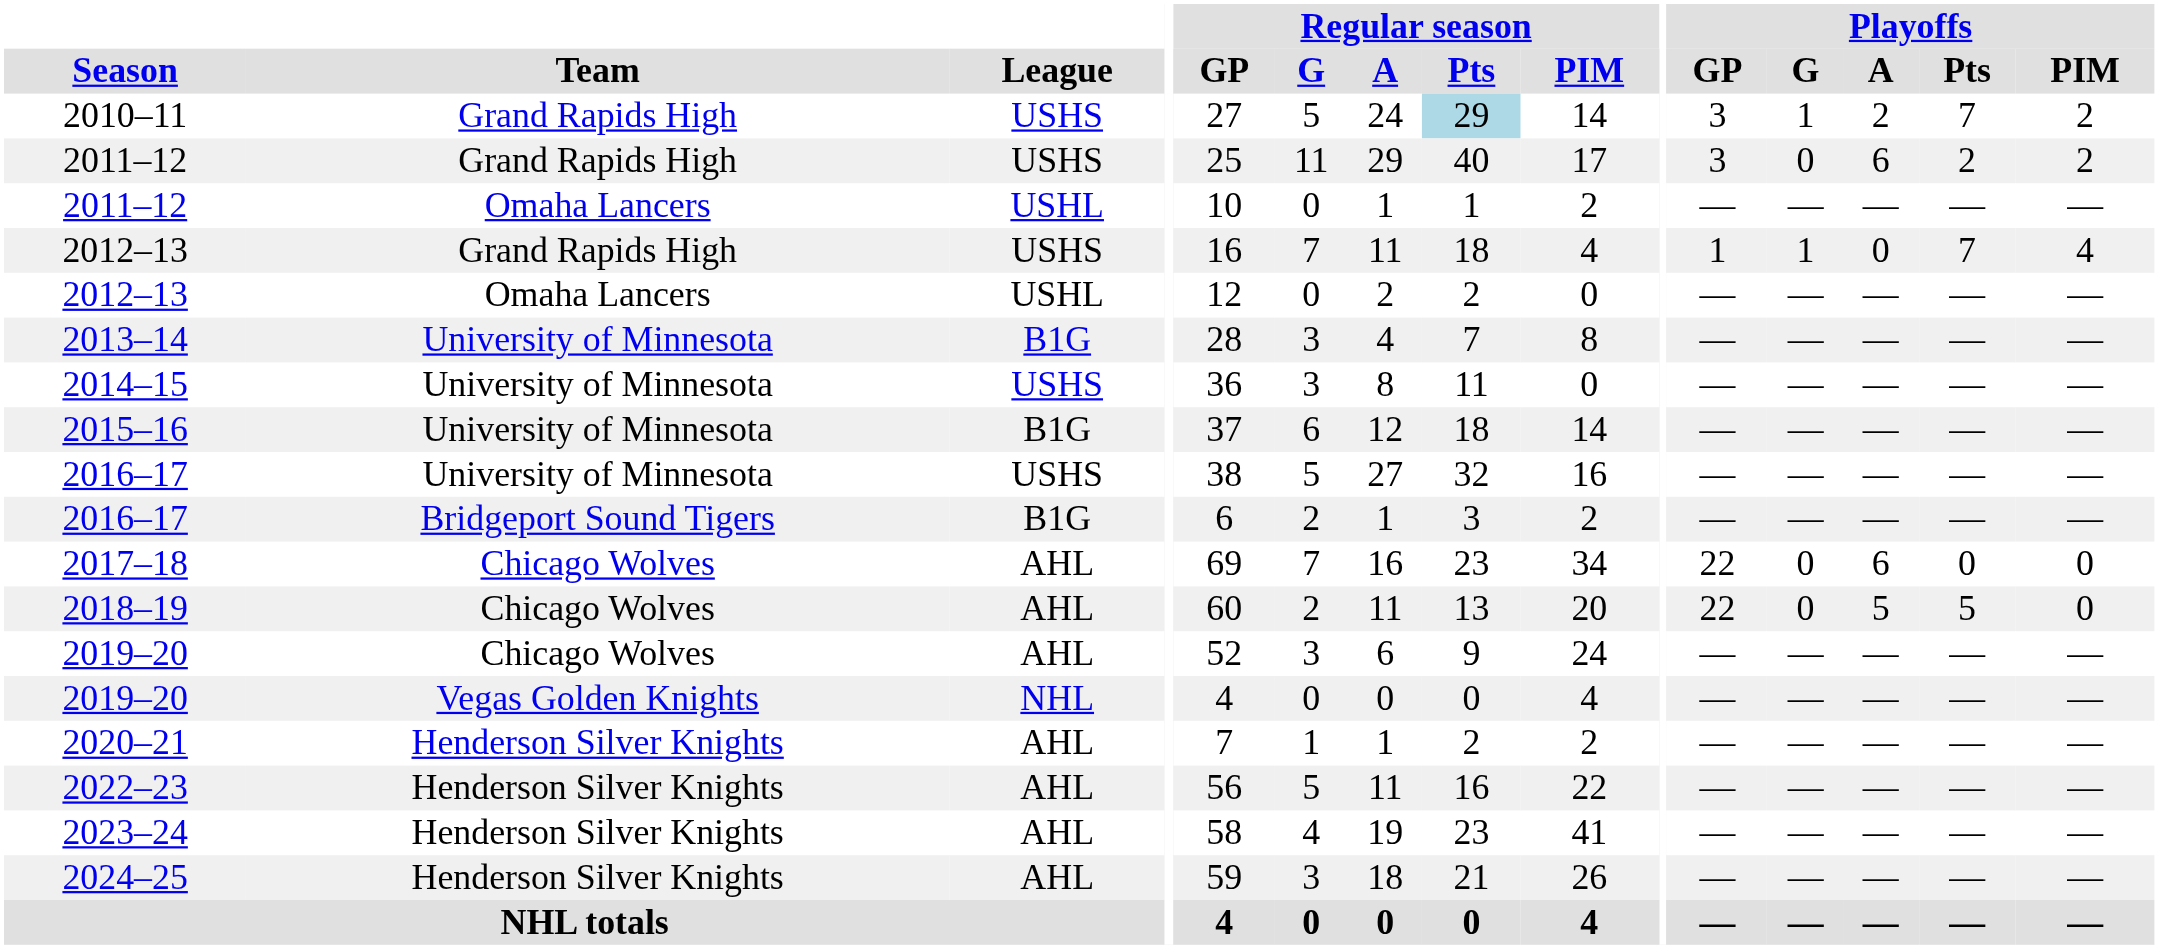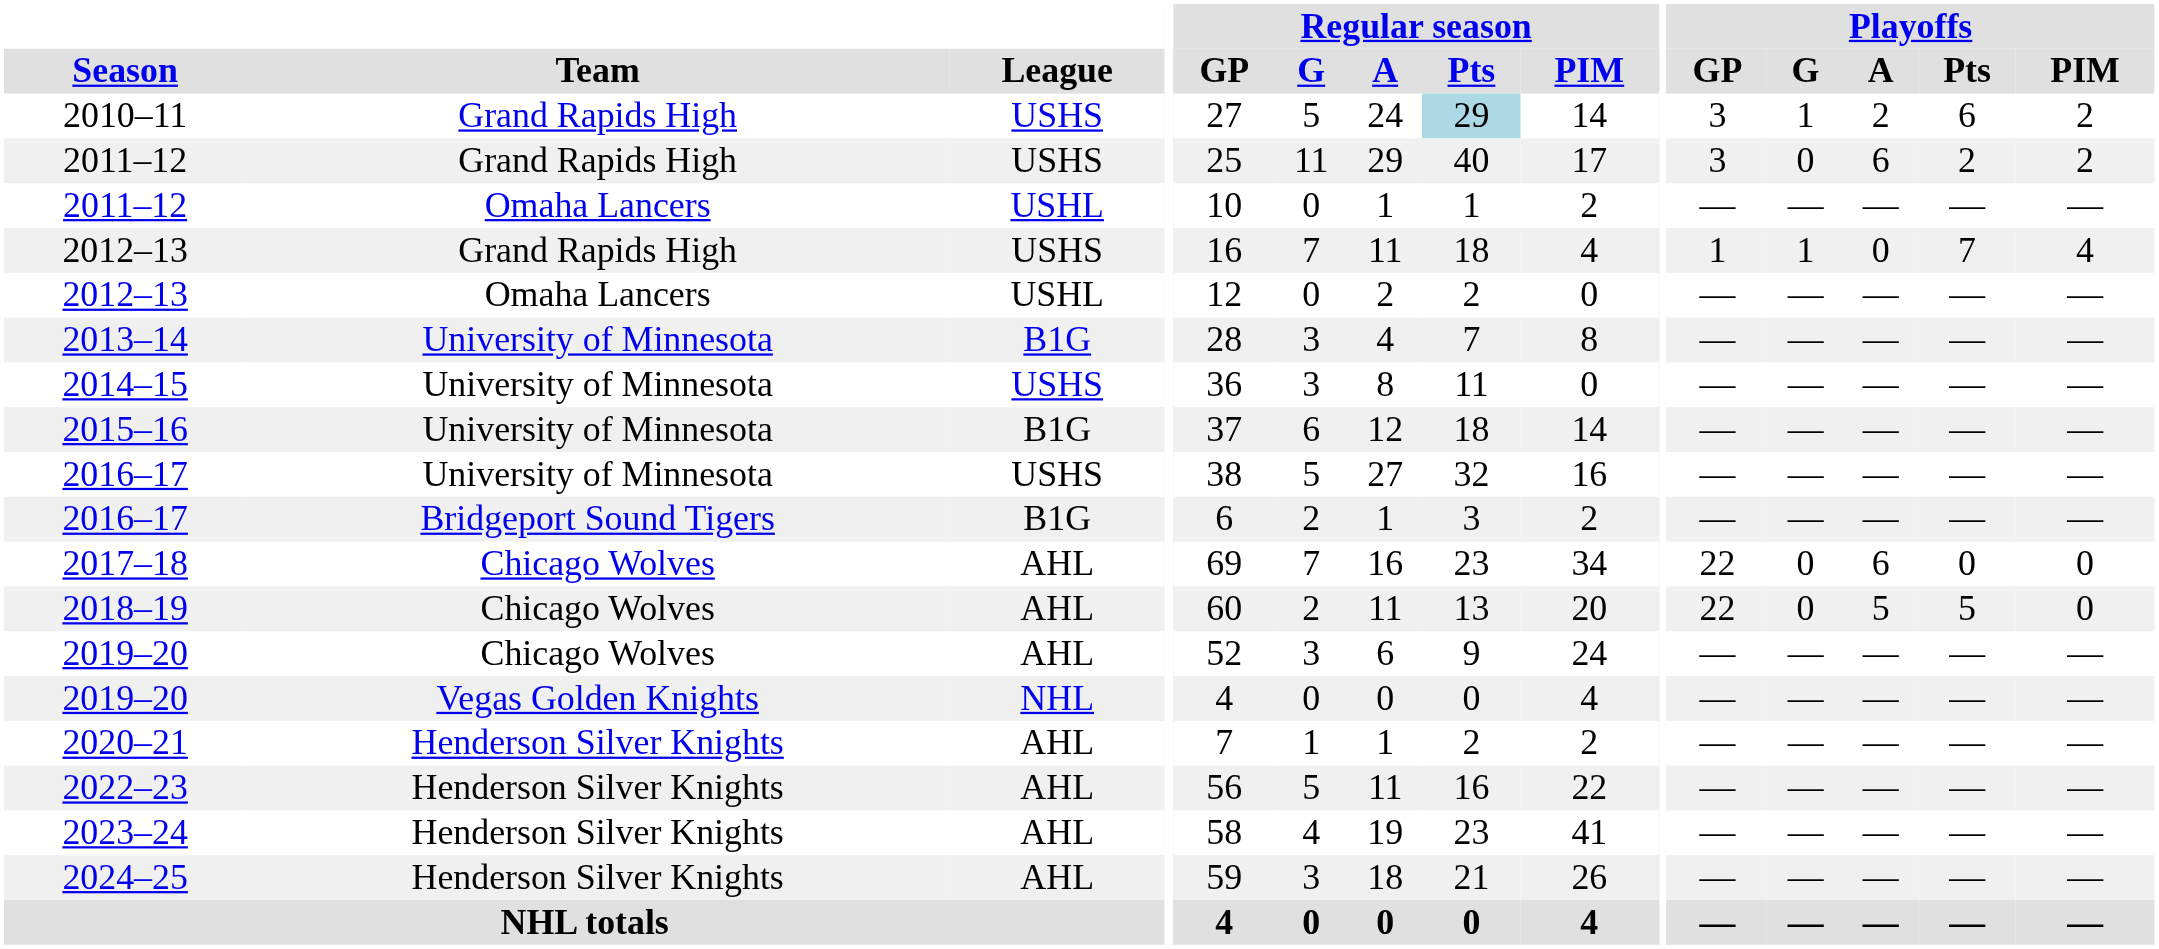(1967, 115) 7 -> (1967, 115) 6
